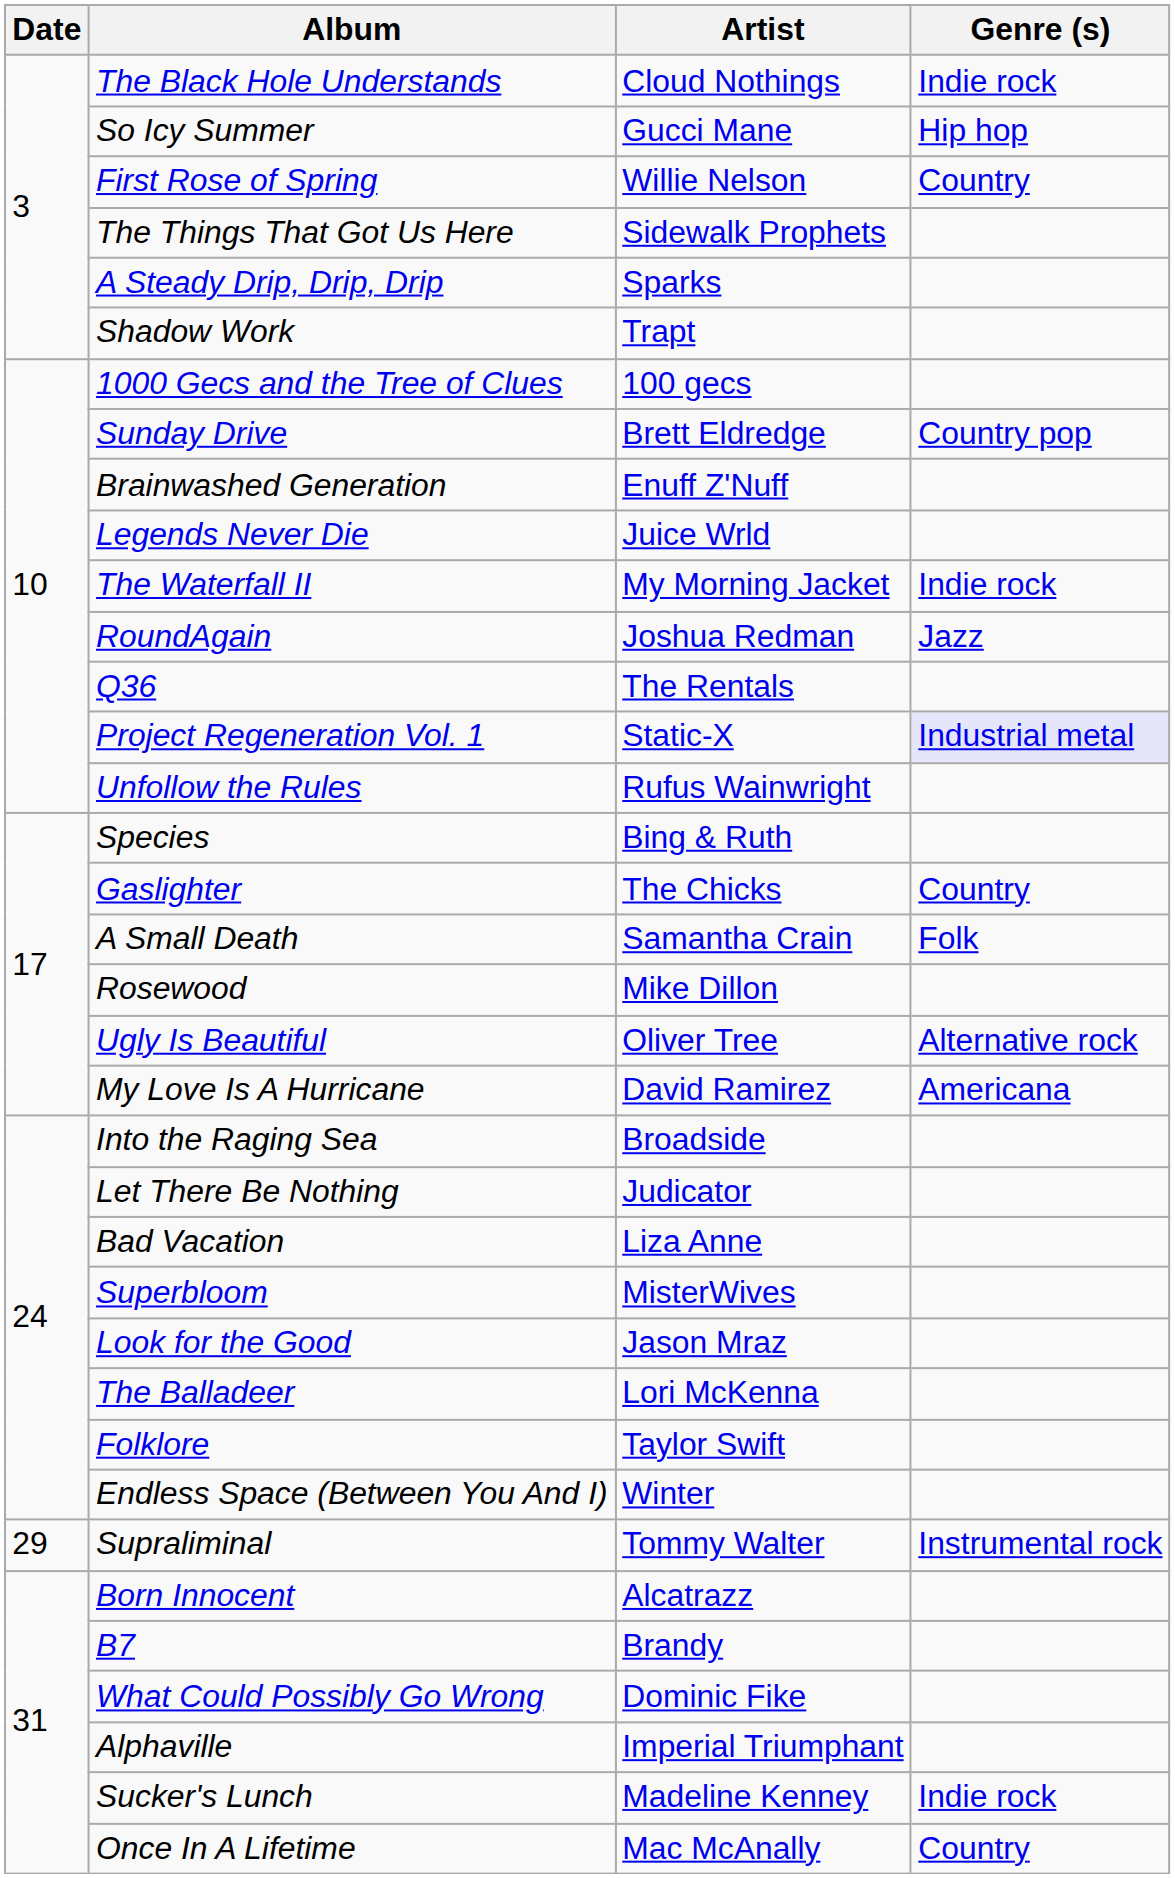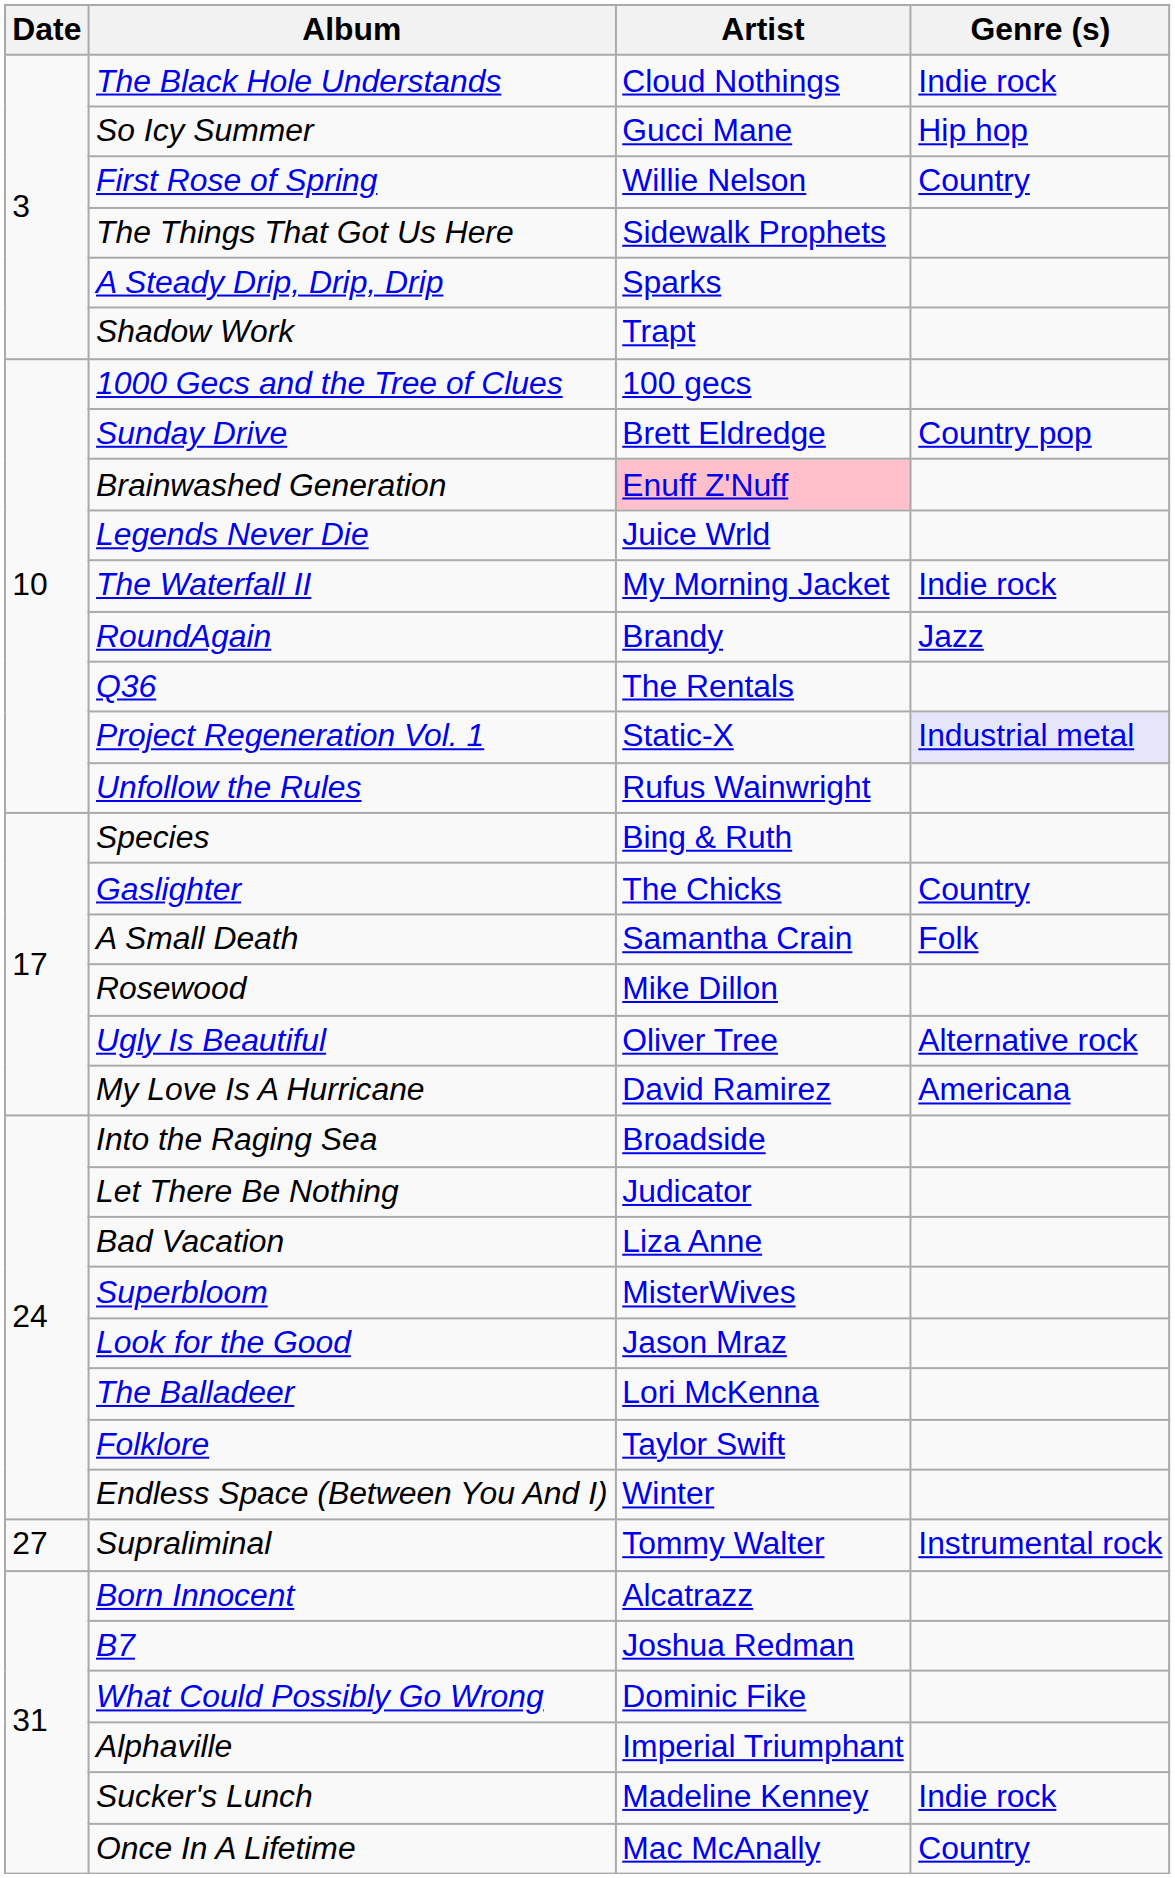(705, 484) no background -> (705, 484) pink background
(738, 635) Joshua Redman -> (673, 635) Brandy
(30, 1544) 29 -> (30, 1544) 27
(673, 1645) Brandy -> (738, 1645) Joshua Redman
